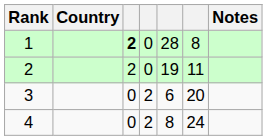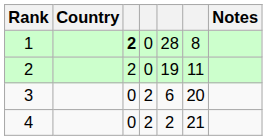(170, 122) 8 -> (170, 122) 2
(196, 122) 24 -> (196, 122) 21
